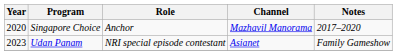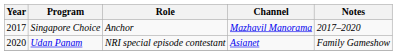(16, 27) 2020 -> (16, 27) 2017
(16, 43) 2023 -> (16, 43) 2020
